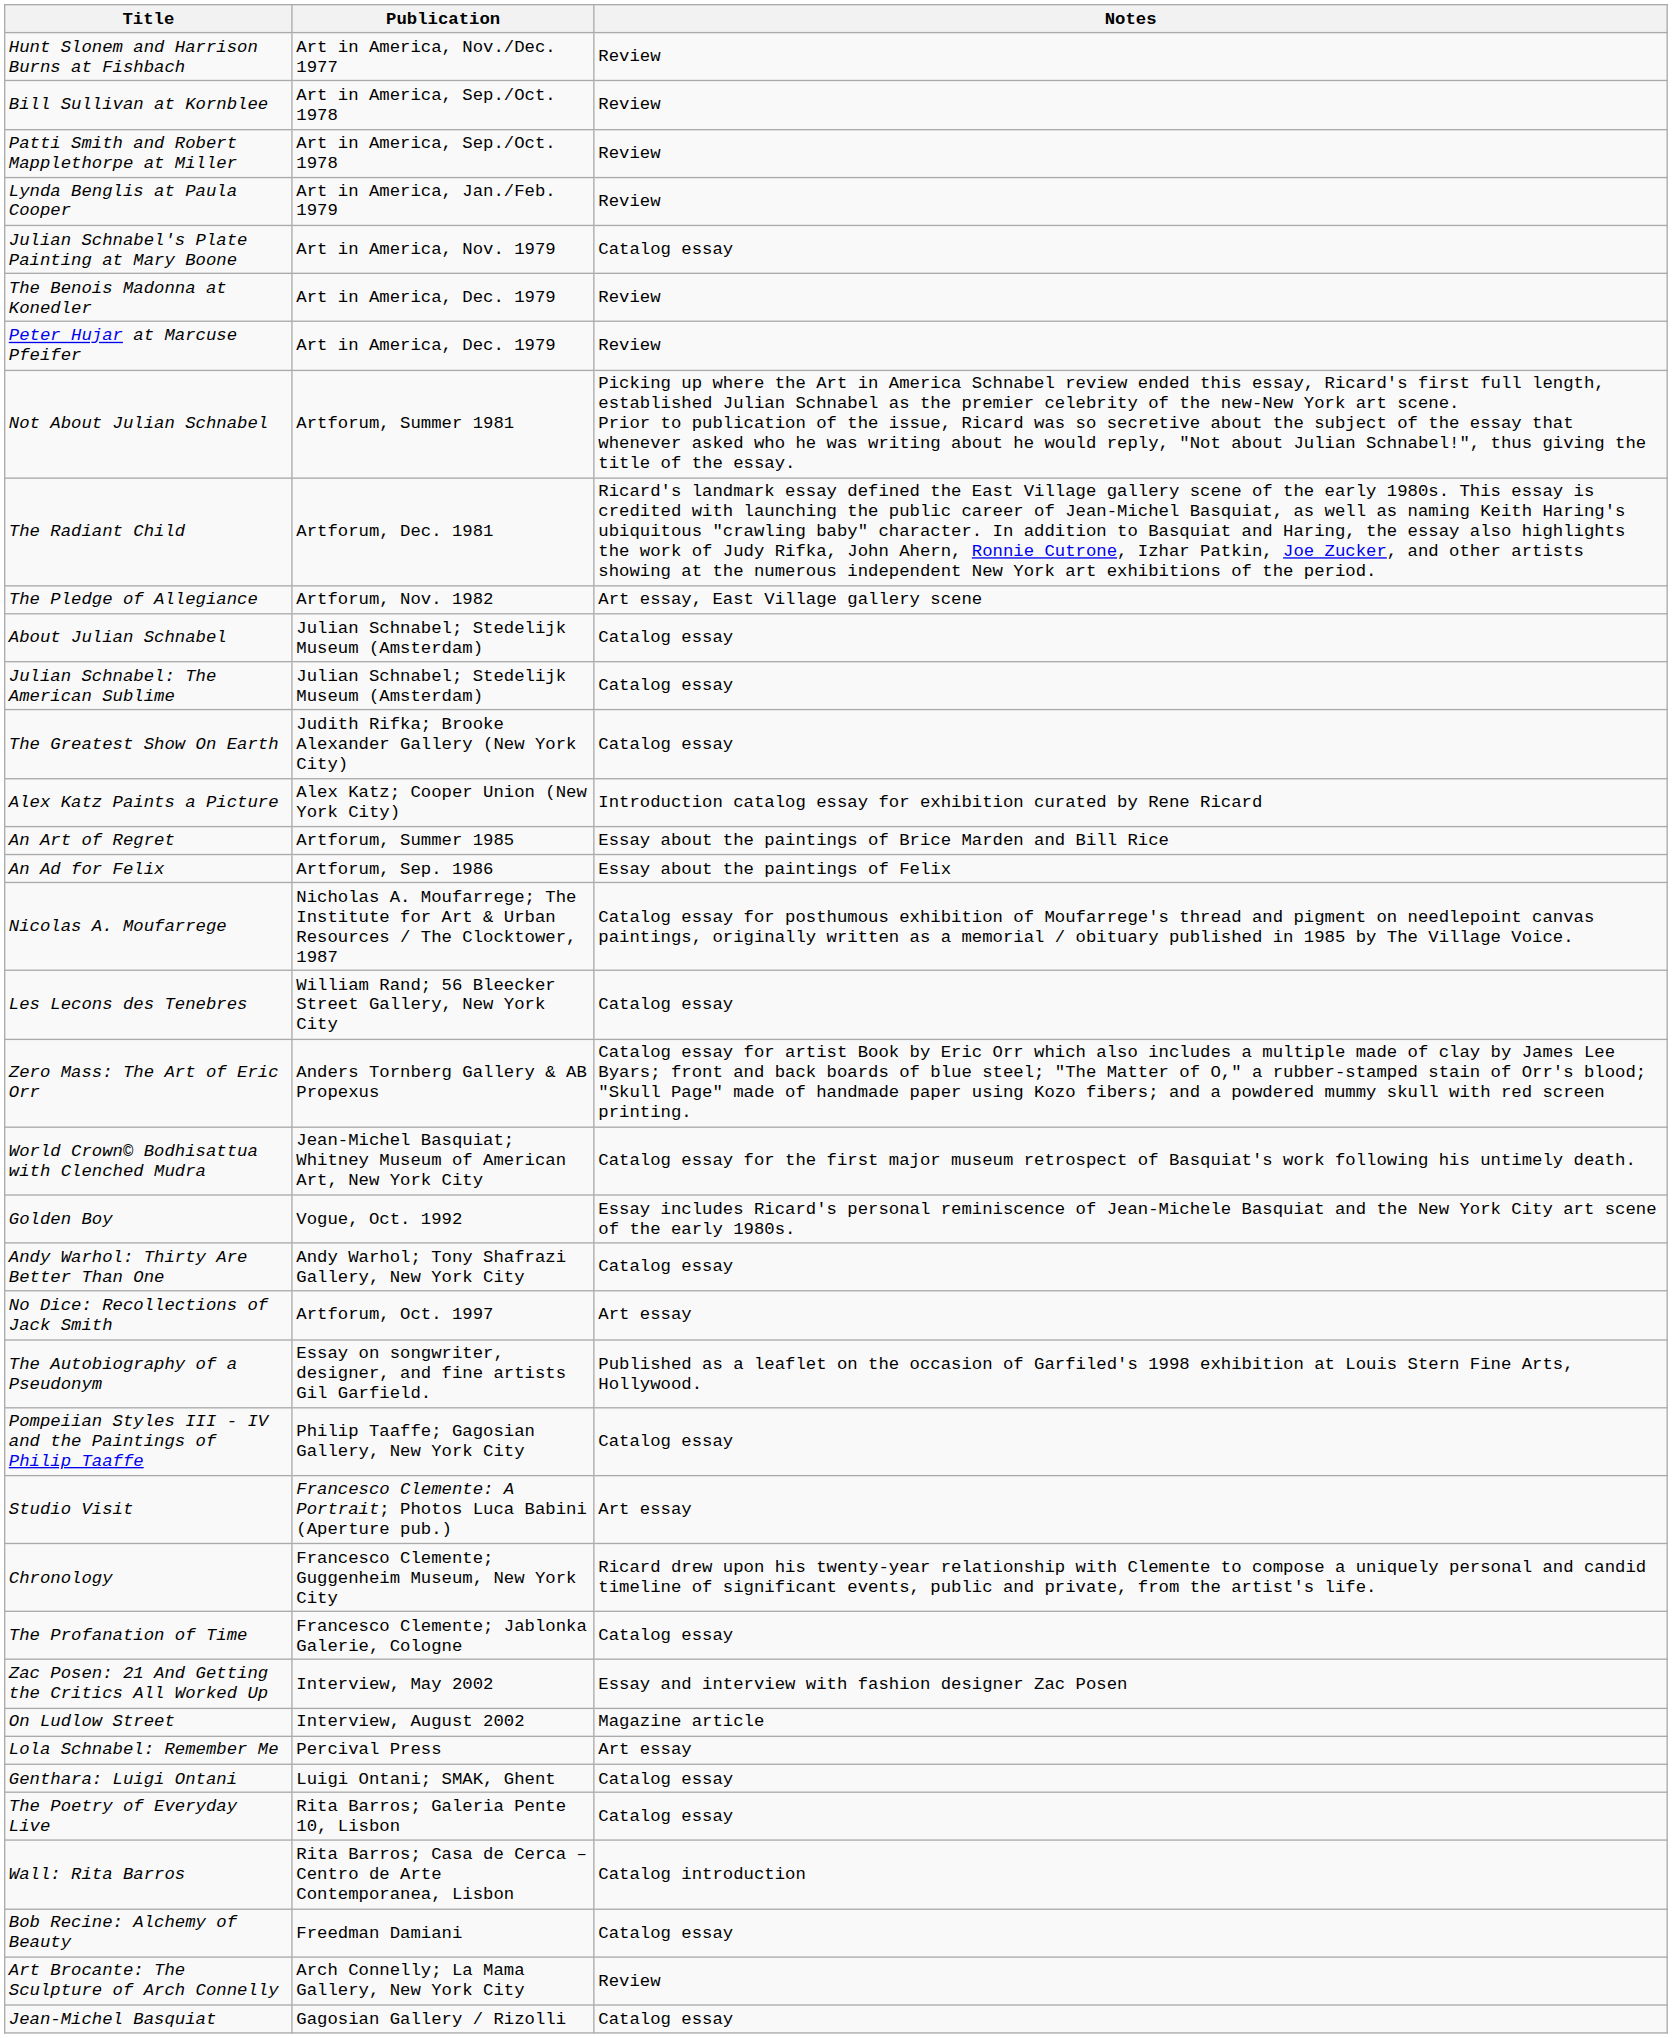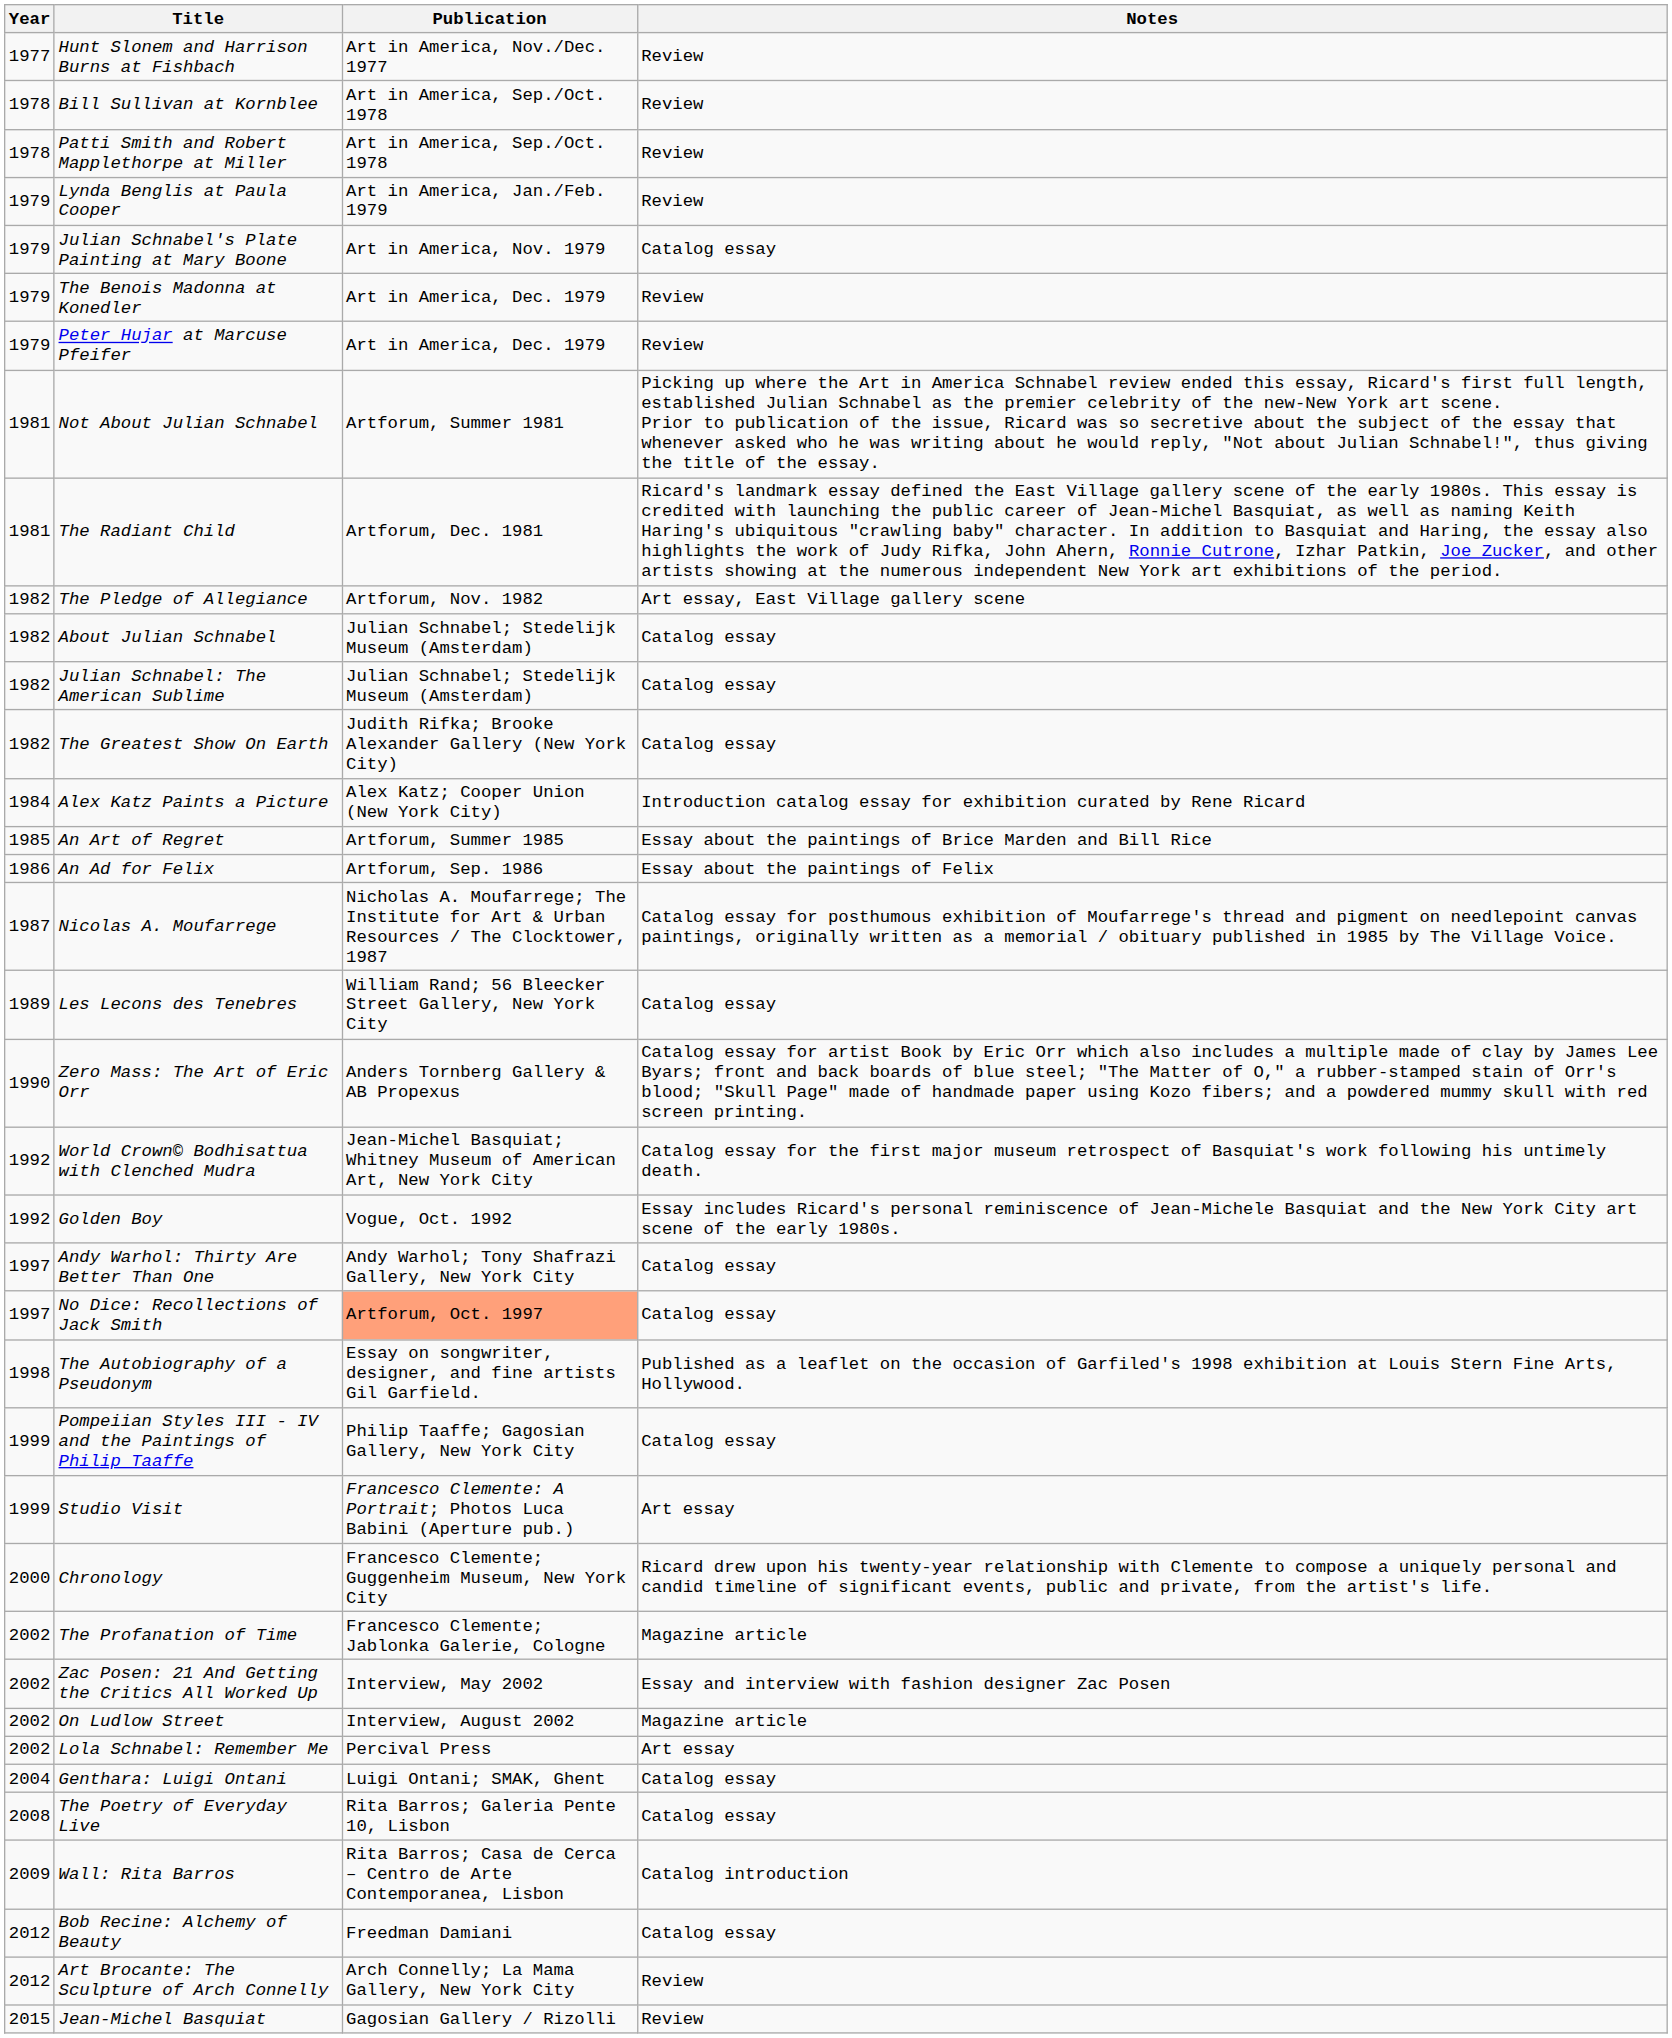+ column: (30, 19)
(395, 1315) no background -> (445, 1315) lightsalmon background
(645, 1315) Art essay -> (709, 1315) Catalog essay
(666, 1636) Catalog essay -> (724, 1636) Magazine article
(666, 2019) Catalog essay -> (672, 2019) Review
